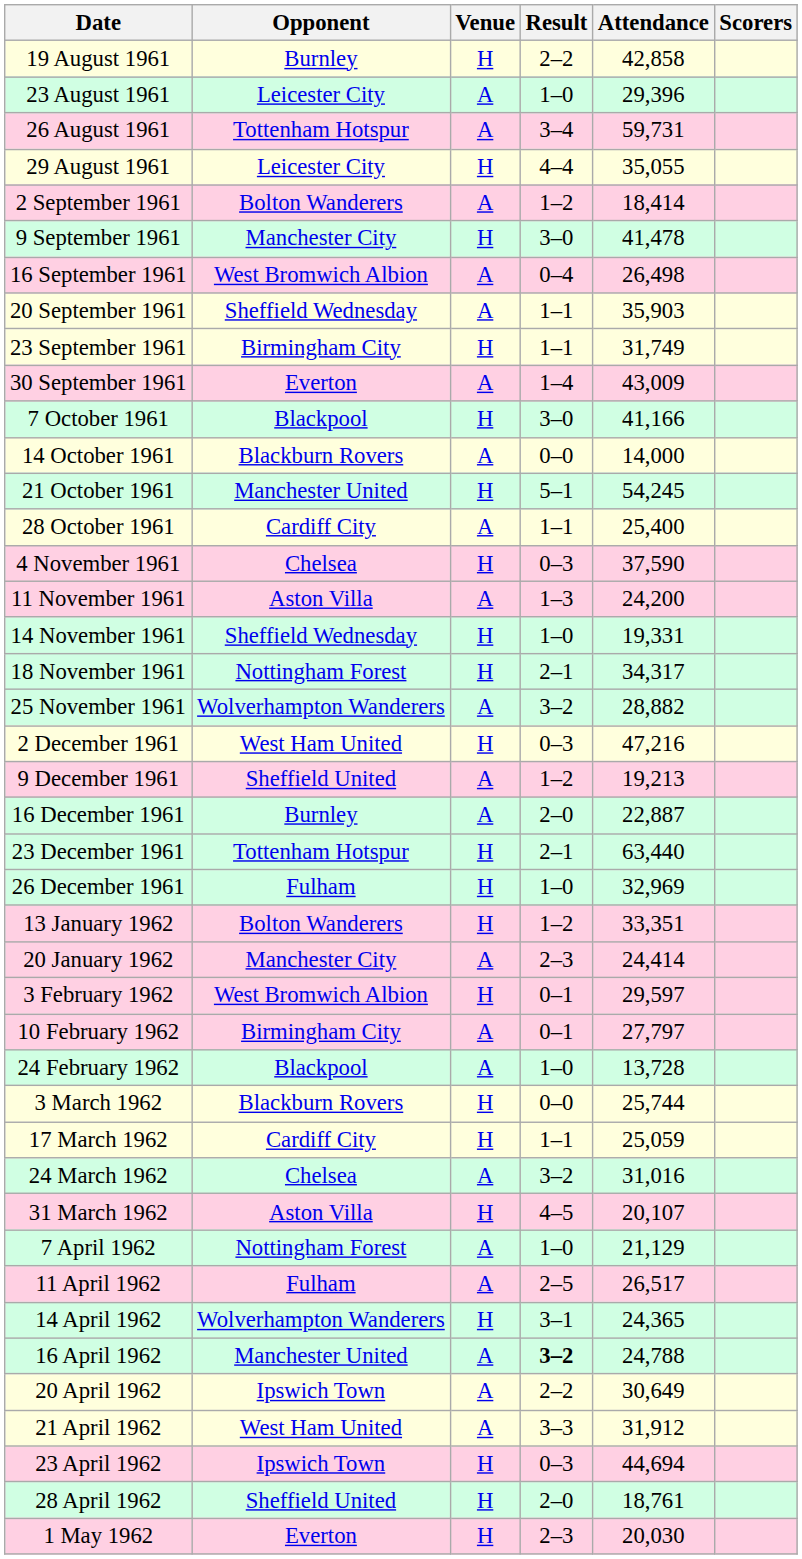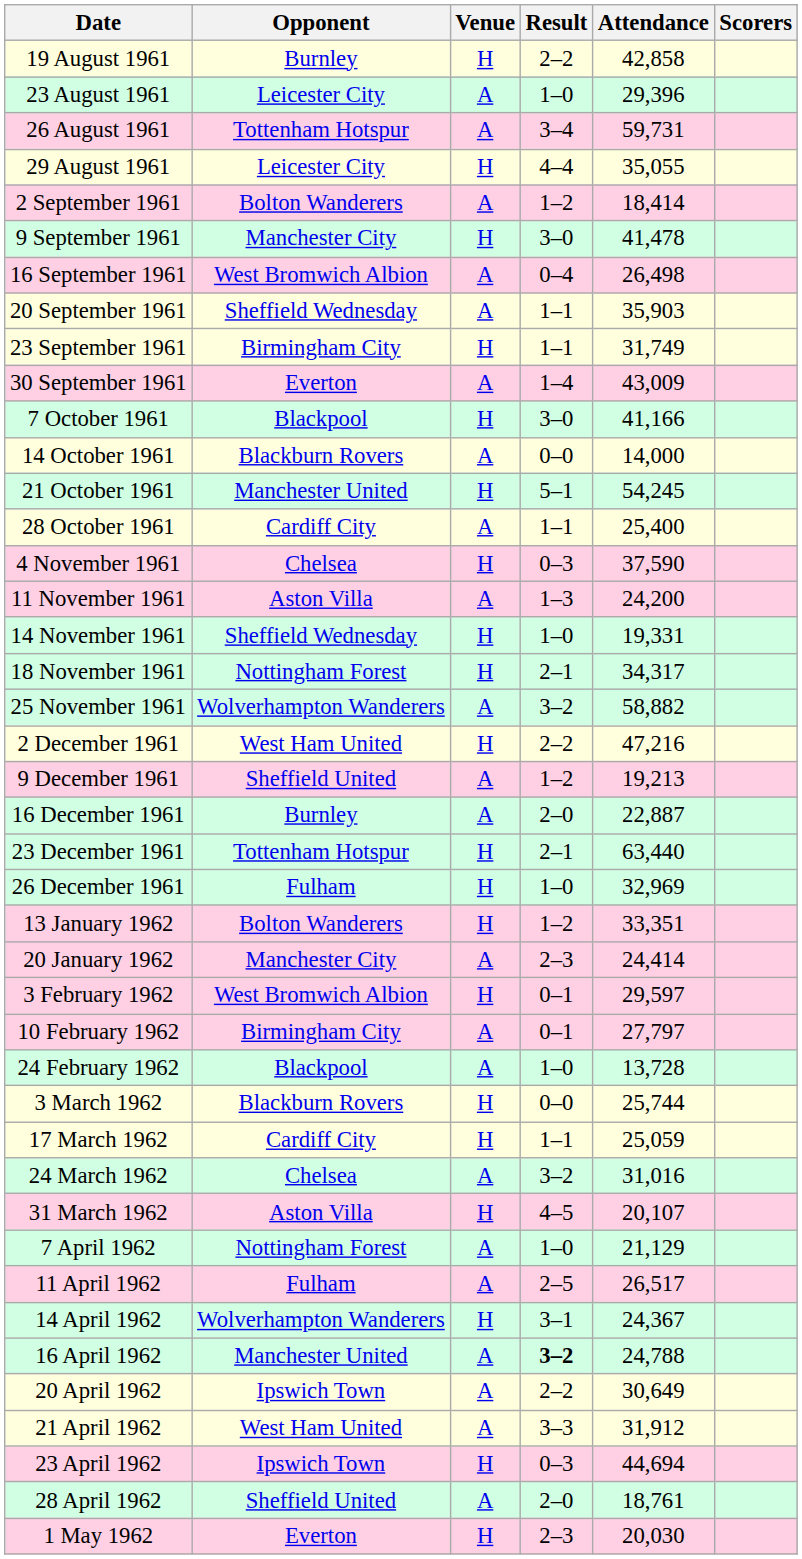(653, 707) 28,882 -> (653, 707) 58,882
(556, 743) 0–3 -> (556, 743) 2–2
(653, 1319) 24,365 -> (653, 1319) 24,367
(485, 1499) H -> (485, 1499) A
